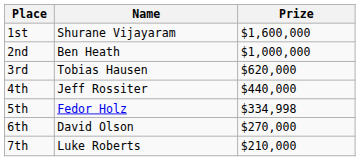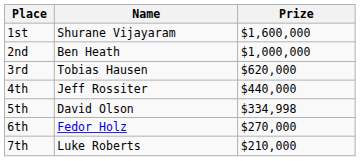(92, 108) Fedor Holz -> (96, 108) David Olson
(96, 127) David Olson -> (92, 127) Fedor Holz
